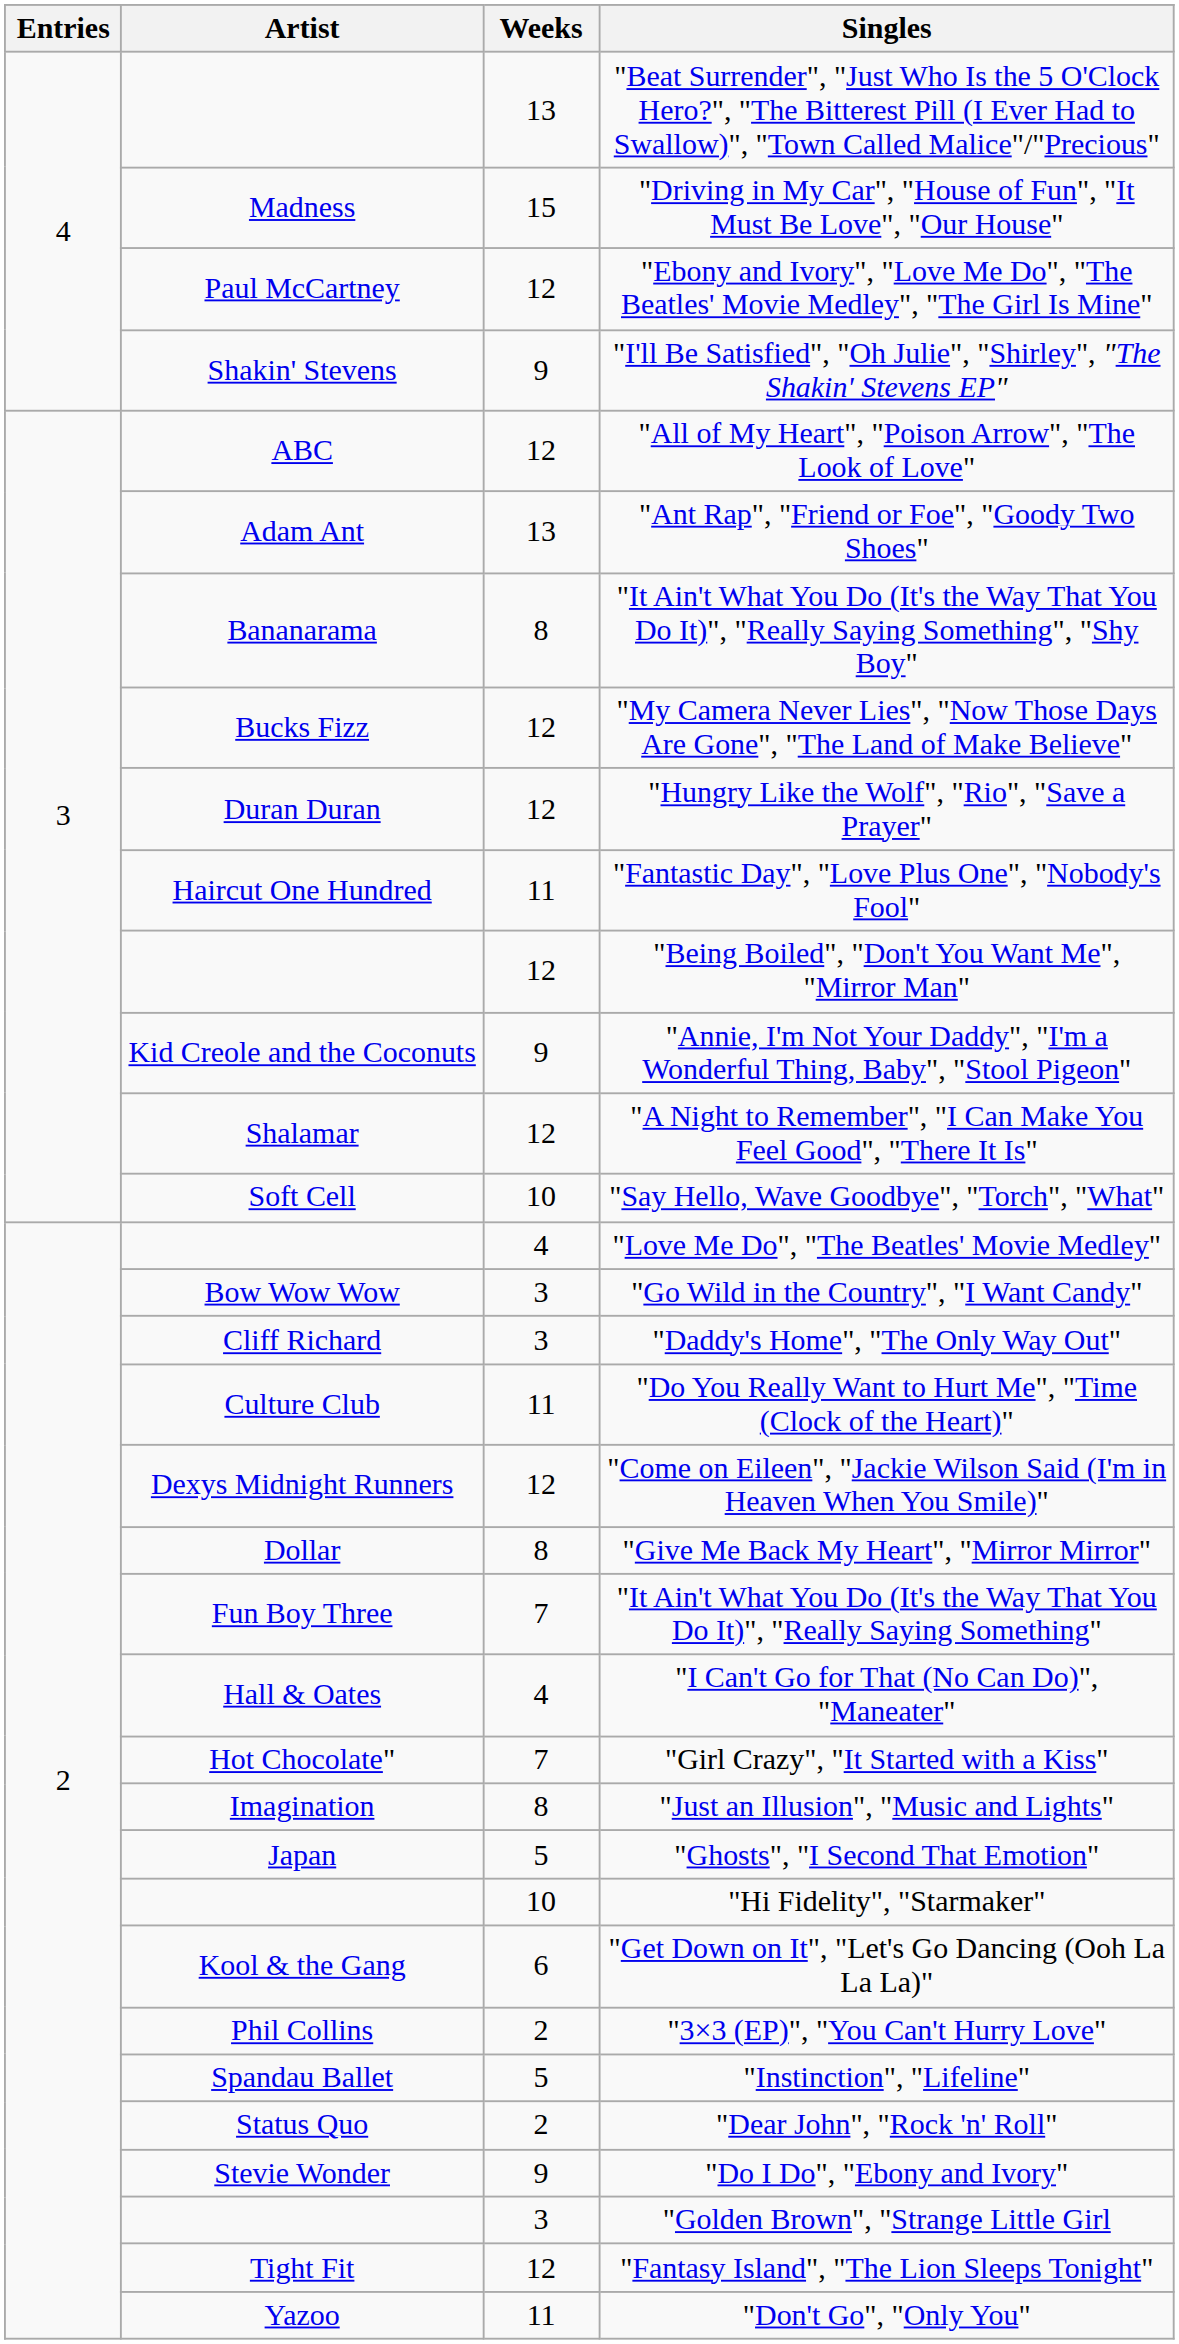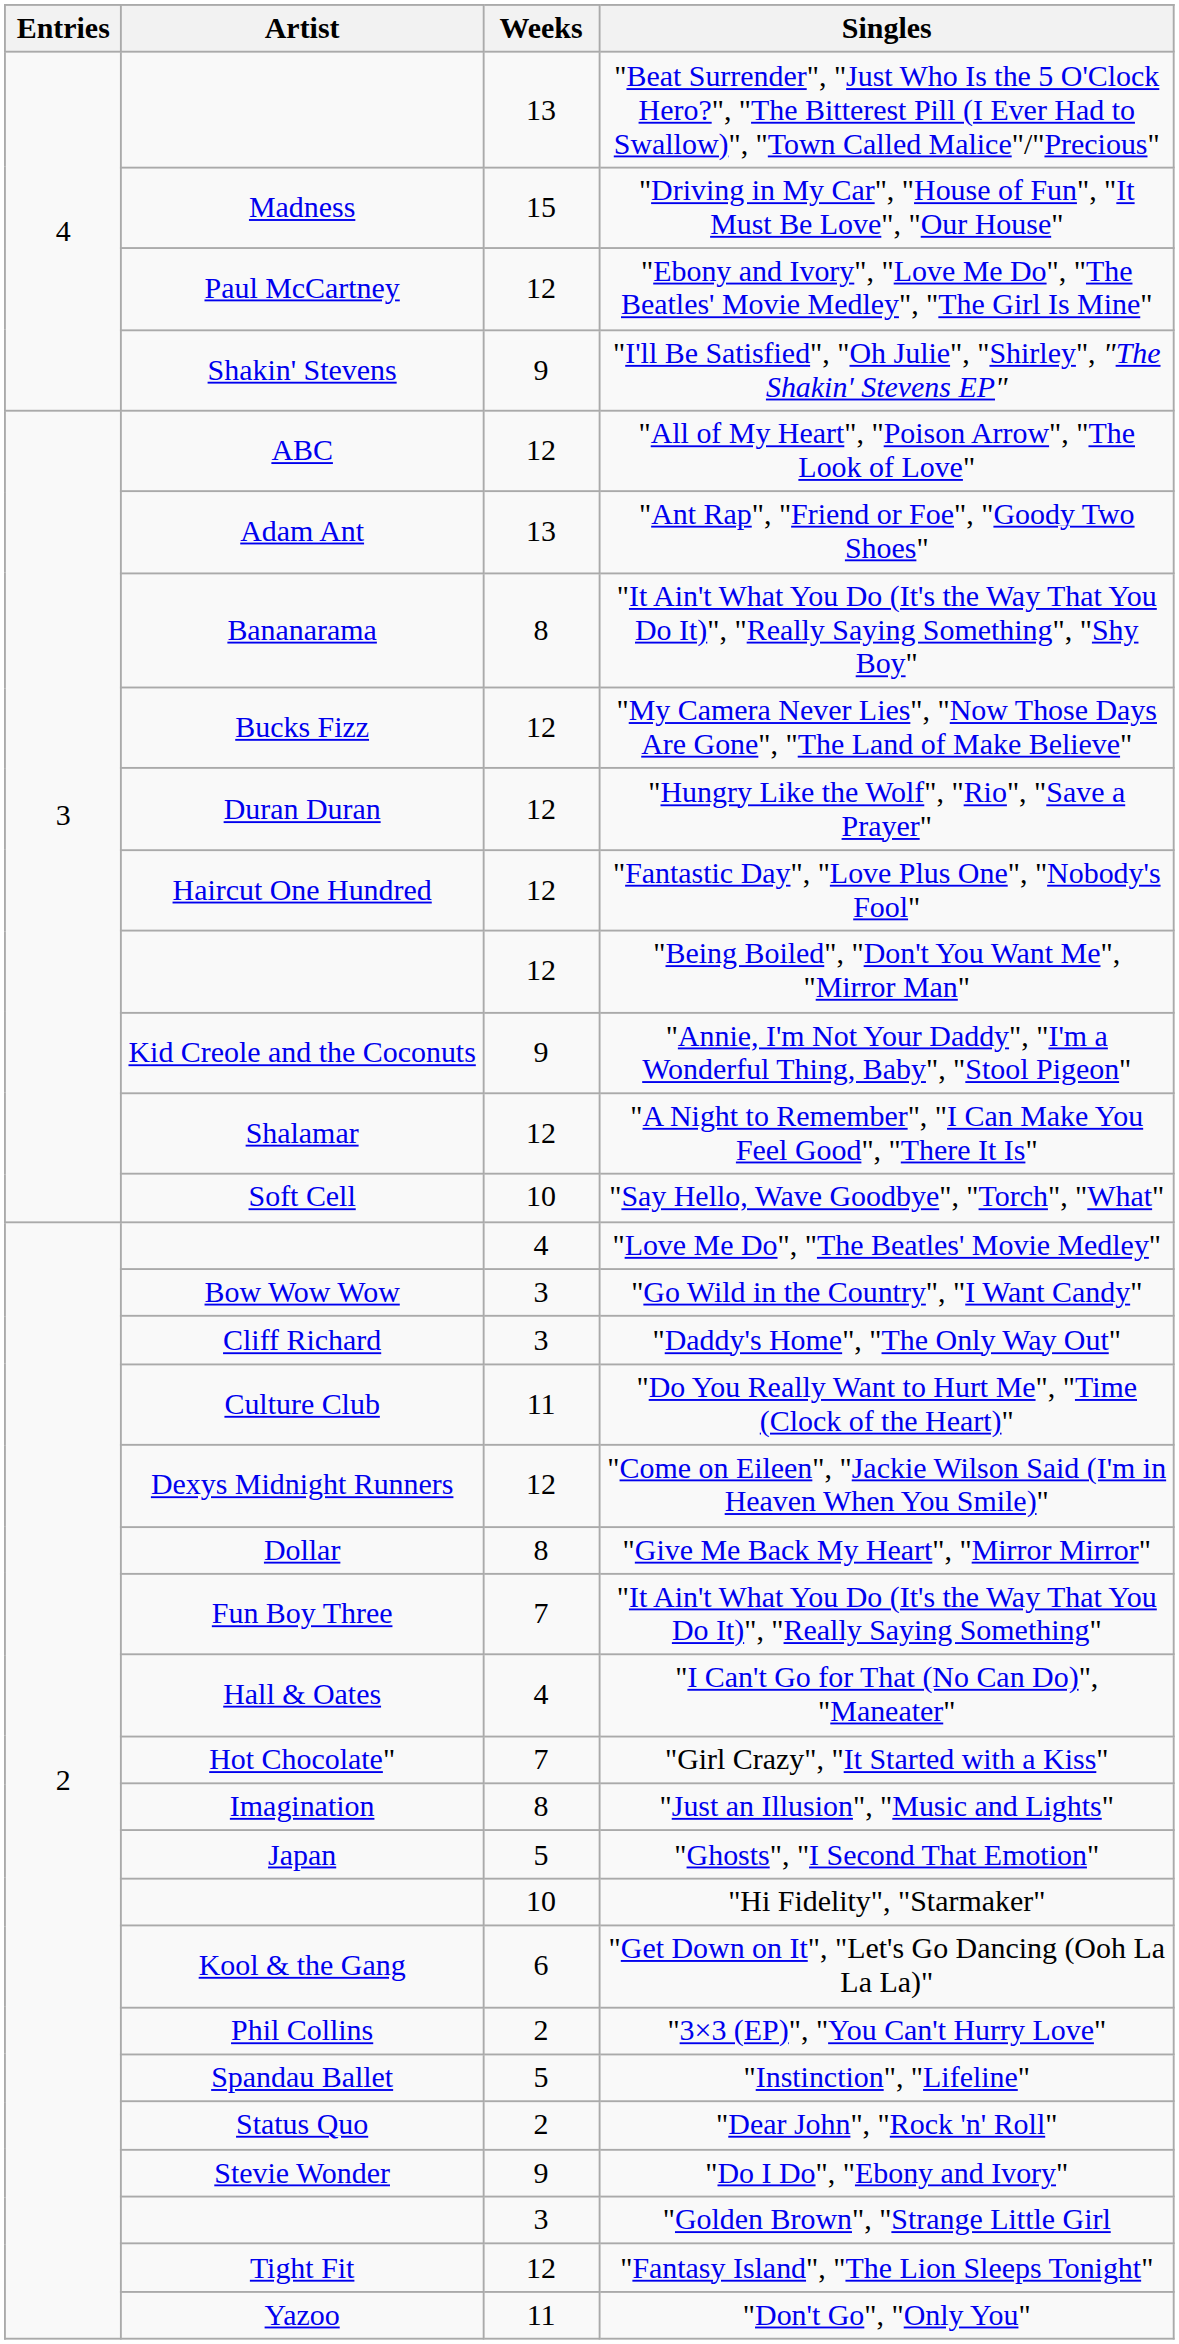(541, 889) 11 -> (541, 889) 12
